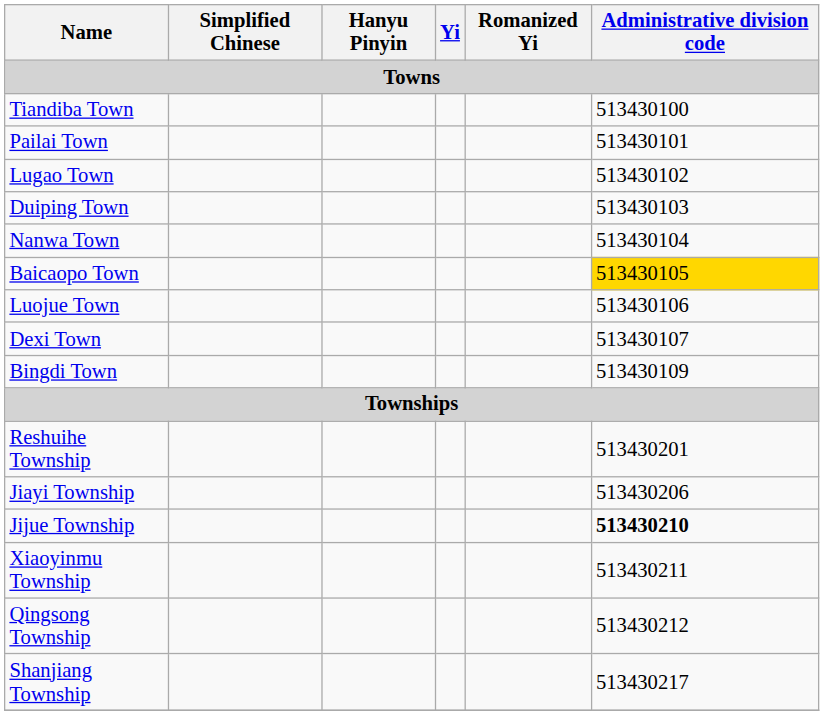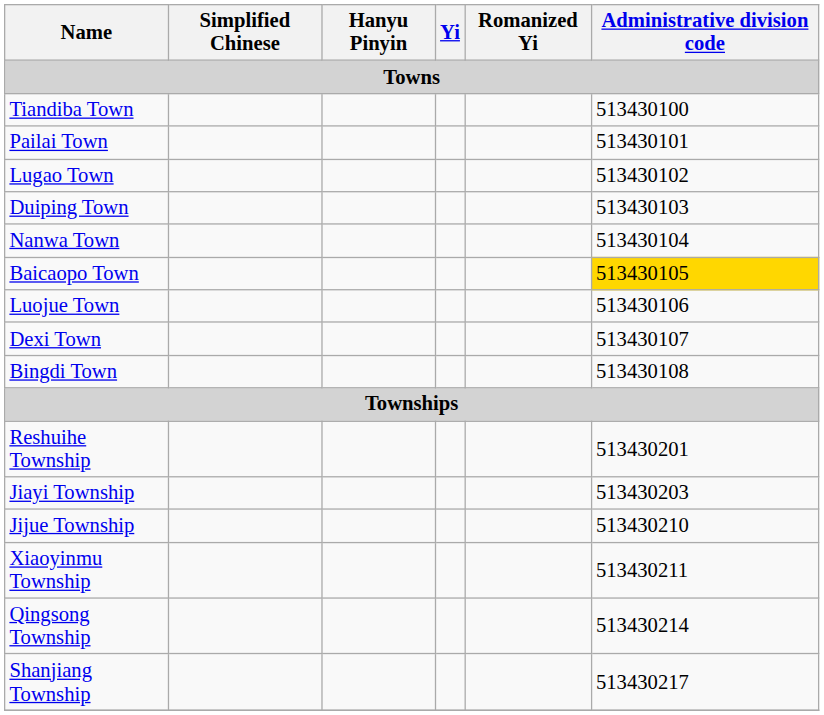(642, 371) 513430109 -> (642, 371) 513430108
(642, 492) 513430206 -> (642, 492) 513430203
(642, 525) bold -> (642, 525) normal
(642, 625) 513430212 -> (642, 625) 513430214
